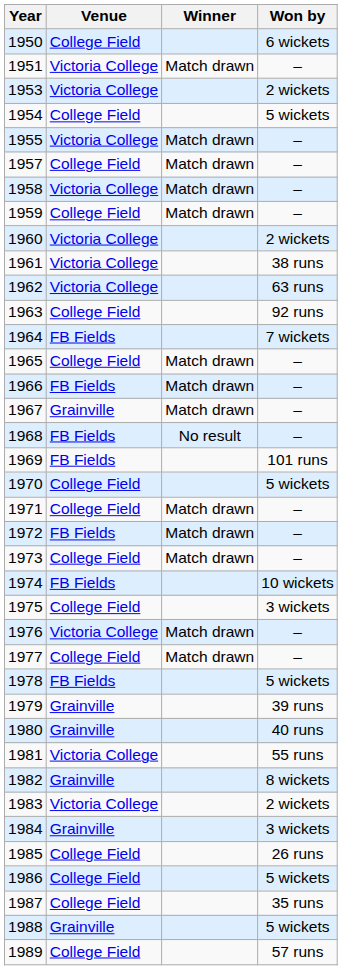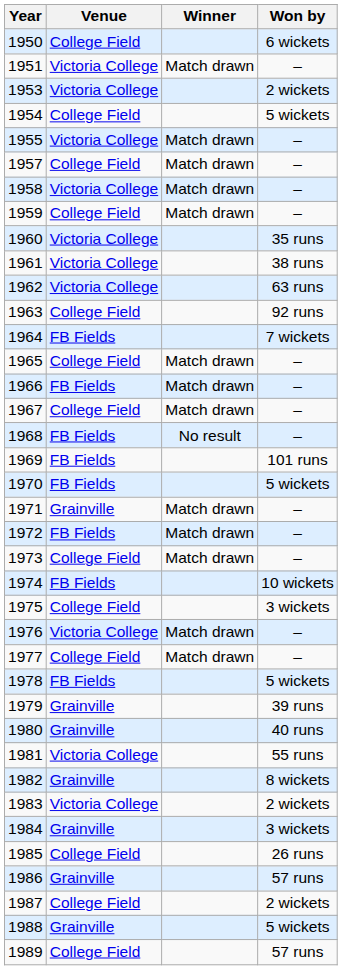(298, 238) 2 wickets -> (298, 238) 35 runs
(82, 410) Grainville -> (95, 410) College Field
(95, 484) College Field -> (83, 484) FB Fields
(95, 509) College Field -> (82, 509) Grainville
(95, 878) College Field -> (82, 878) Grainville
(298, 878) 5 wickets -> (298, 878) 57 runs
(298, 902) 35 runs -> (298, 902) 2 wickets
